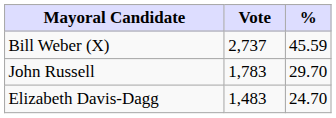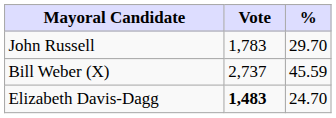rows swapped: (59, 44) <-> (52, 71)
(247, 98) normal -> (247, 98) bold
